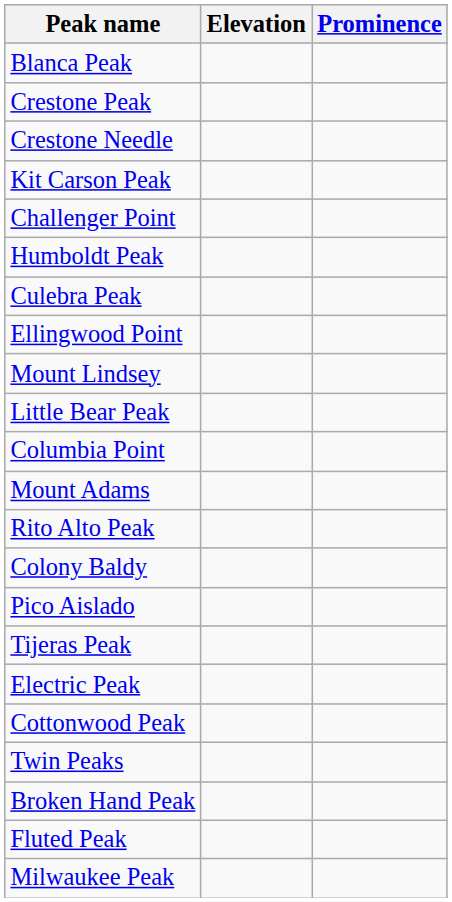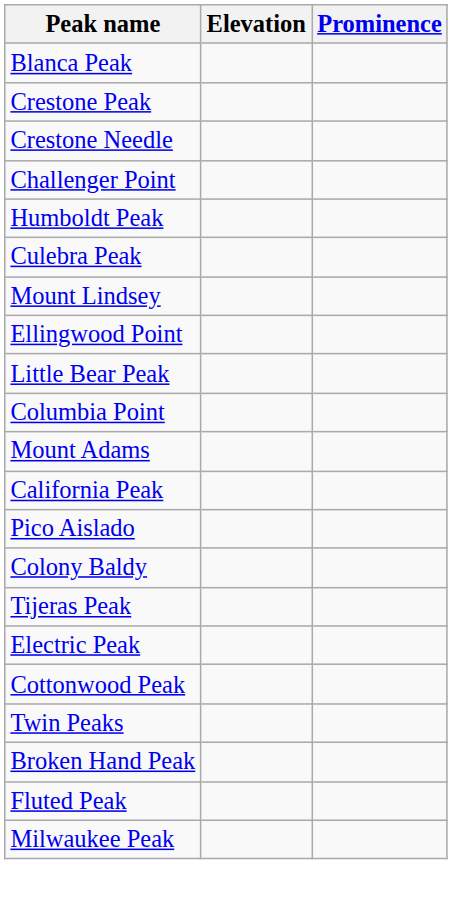- row: (91, 179)
rows swapped: (96, 334) <-> (86, 373)
+ row: (87, 489)
- row: (82, 528)
rows swapped: (79, 567) <-> (73, 606)
